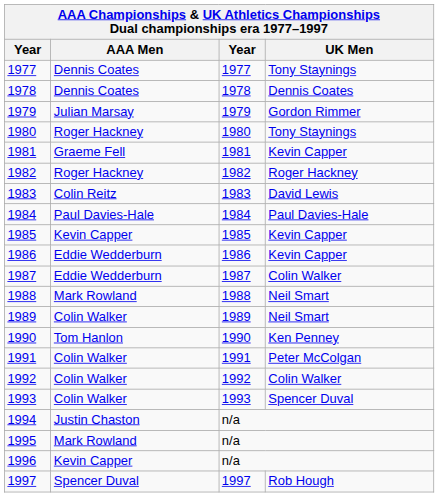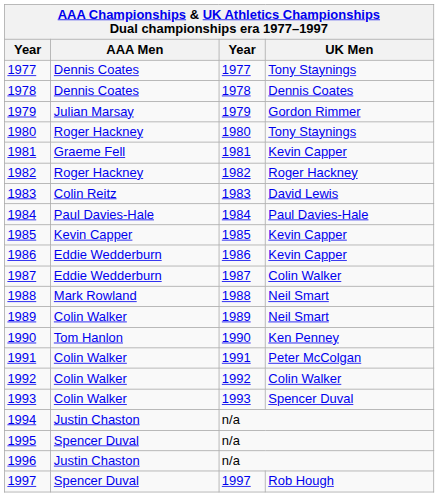(95, 440) Mark Rowland -> (96, 440) Spencer Duval
(93, 460) Kevin Capper -> (97, 460) Justin Chaston
